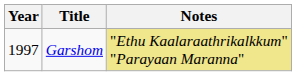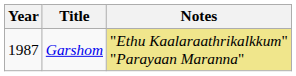(23, 49) 1997 -> (23, 49) 1987
